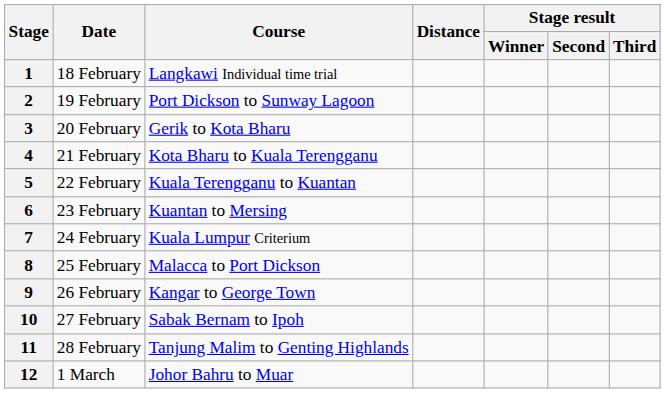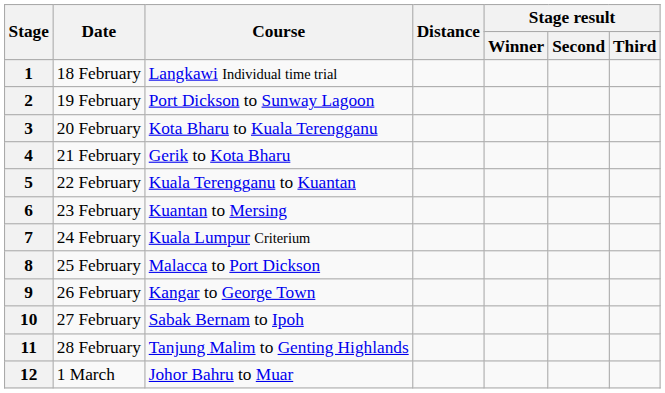(220, 127) Gerik to Kota Bharu -> (263, 127) Kota Bharu to Kuala Terengganu
(263, 155) Kota Bharu to Kuala Terengganu -> (220, 155) Gerik to Kota Bharu
